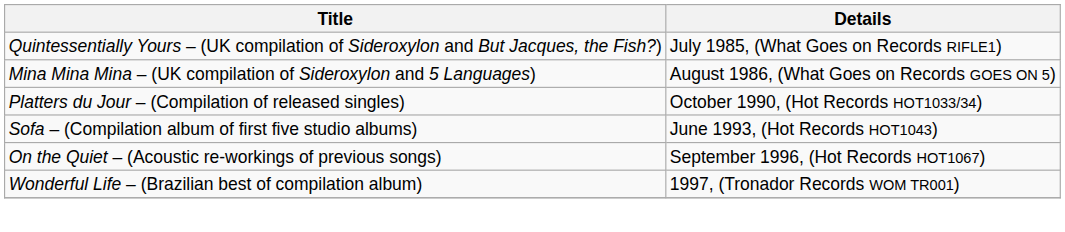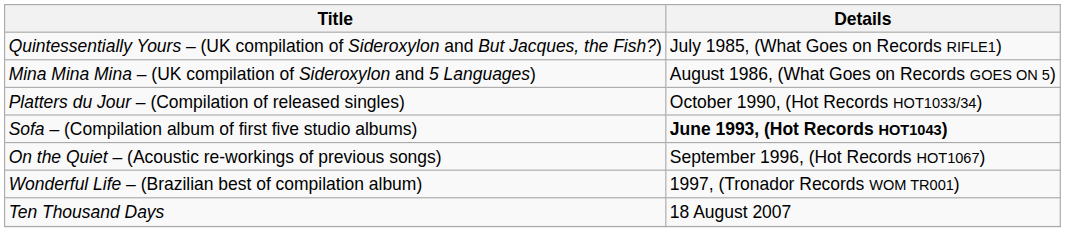(804, 129) normal -> (809, 129) bold
+ row: (86, 212)
